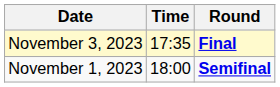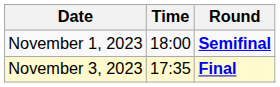rows swapped: (75, 69) <-> (75, 43)
